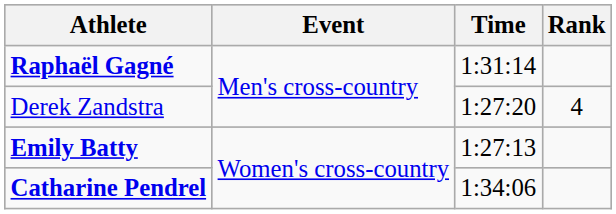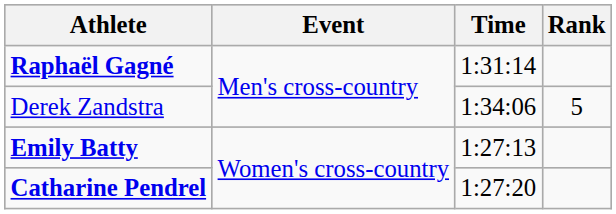(498, 106) 1:27:20 -> (498, 106) 1:34:06
(577, 106) 4 -> (577, 106) 5
(498, 188) 1:34:06 -> (498, 188) 1:27:20
